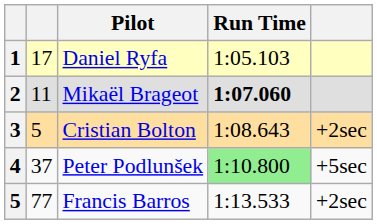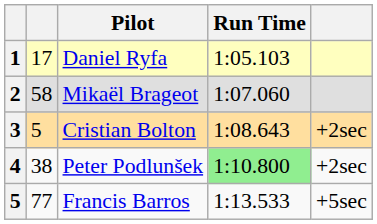(41, 94) 11 -> (42, 94) 58
(252, 94) bold -> (252, 94) normal
(42, 165) 37 -> (42, 165) 38
(341, 165) +5sec -> (341, 165) +2sec
(341, 201) +2sec -> (341, 201) +5sec
